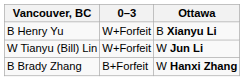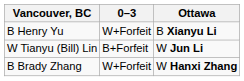(127, 48) W+Forfeit -> (125, 48) B+Forfeit
(125, 66) B+Forfeit -> (127, 66) W+Forfeit
